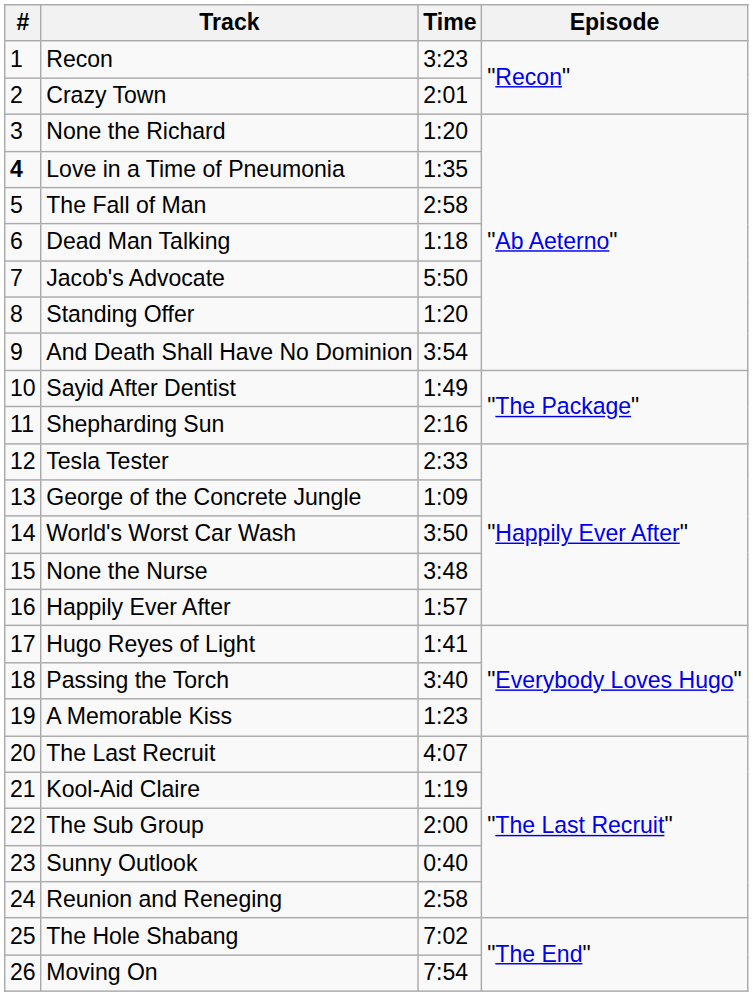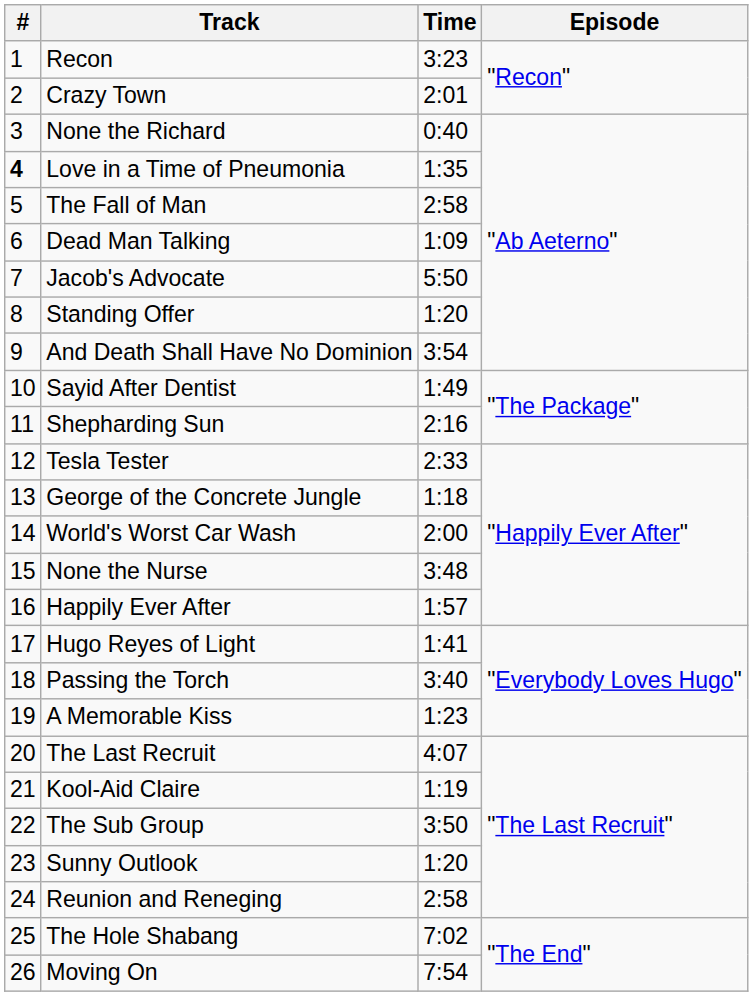(446, 132) 1:20 -> (446, 132) 0:40
(446, 242) 1:18 -> (446, 242) 1:09
(446, 497) 1:09 -> (446, 497) 1:18
(446, 534) 3:50 -> (446, 534) 2:00
(446, 826) 2:00 -> (446, 826) 3:50
(446, 863) 0:40 -> (446, 863) 1:20
